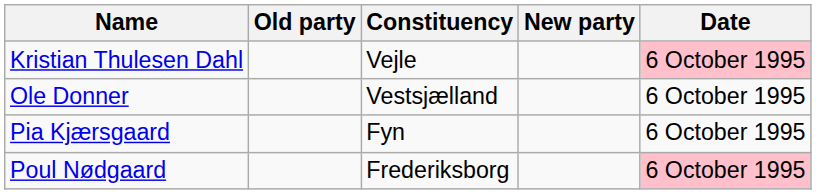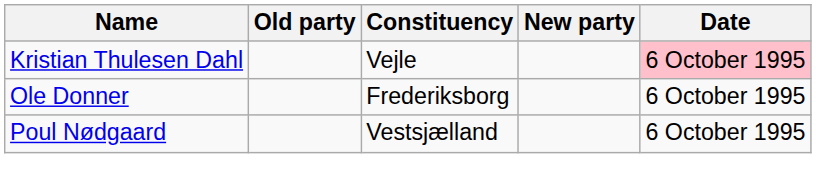(432, 96) Vestsjælland -> (438, 96) Frederiksborg
- row: (90, 133)
(438, 170) Frederiksborg -> (432, 133) Vestsjælland
(725, 170) pink background -> (725, 133) no background
